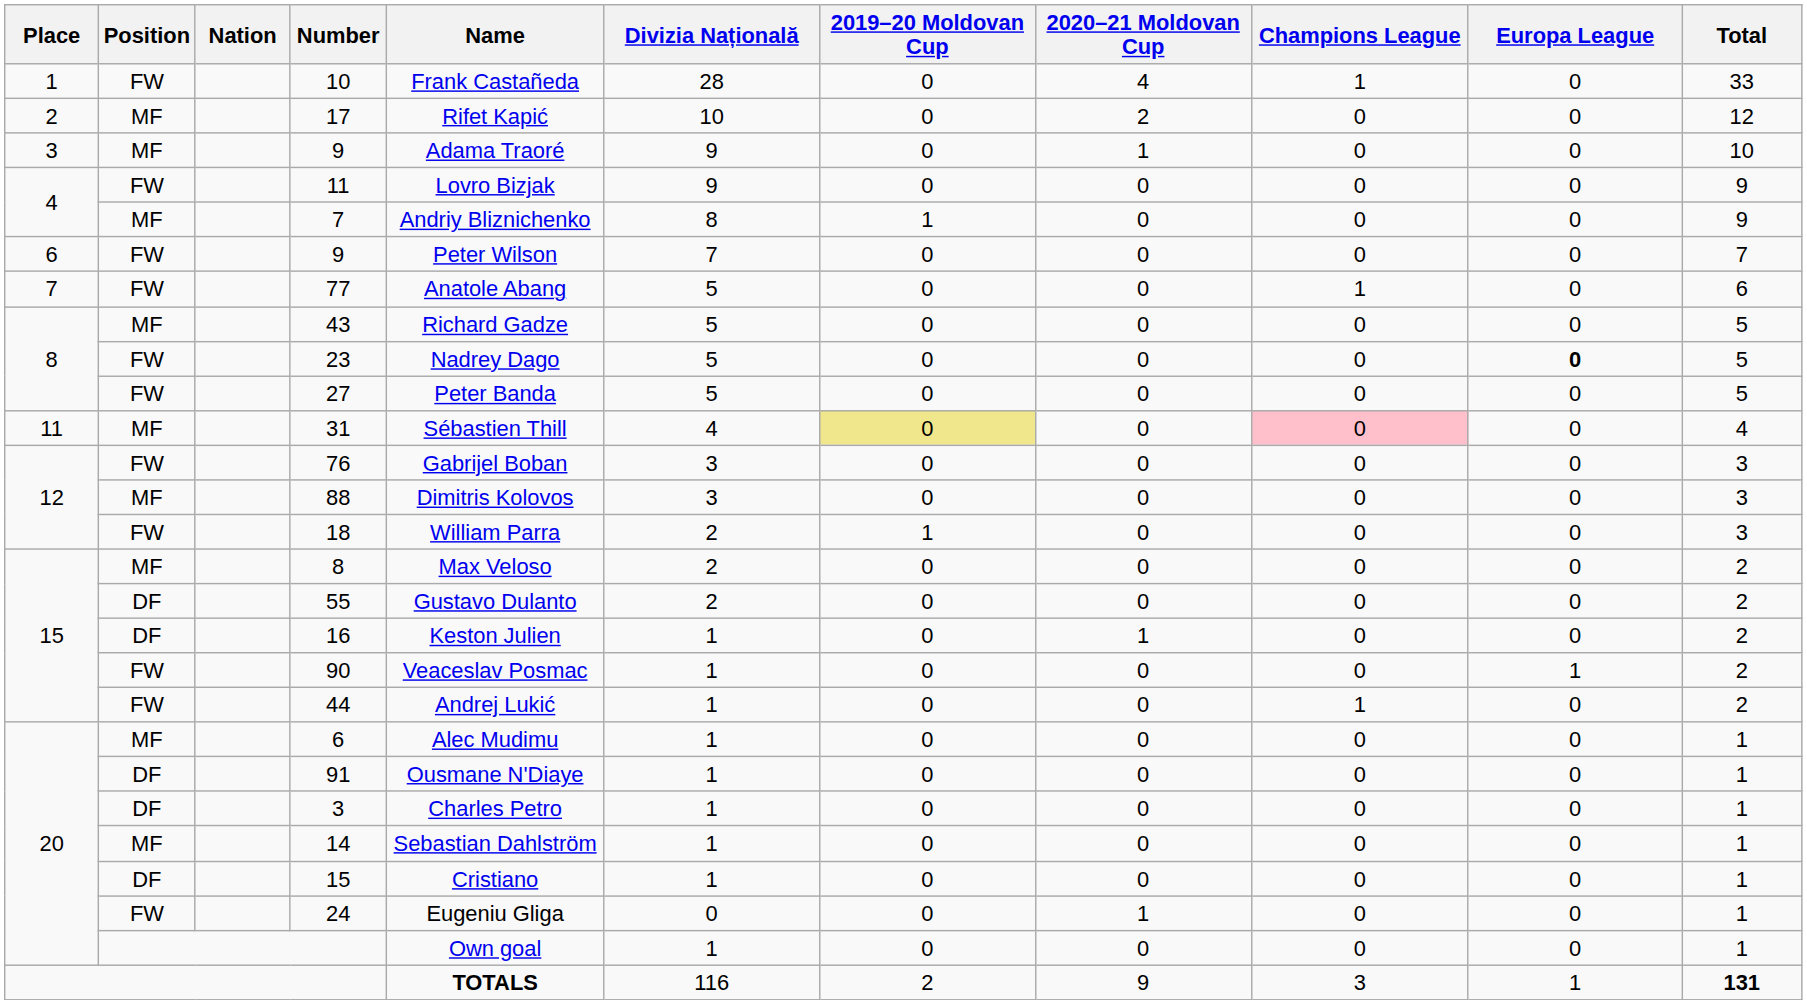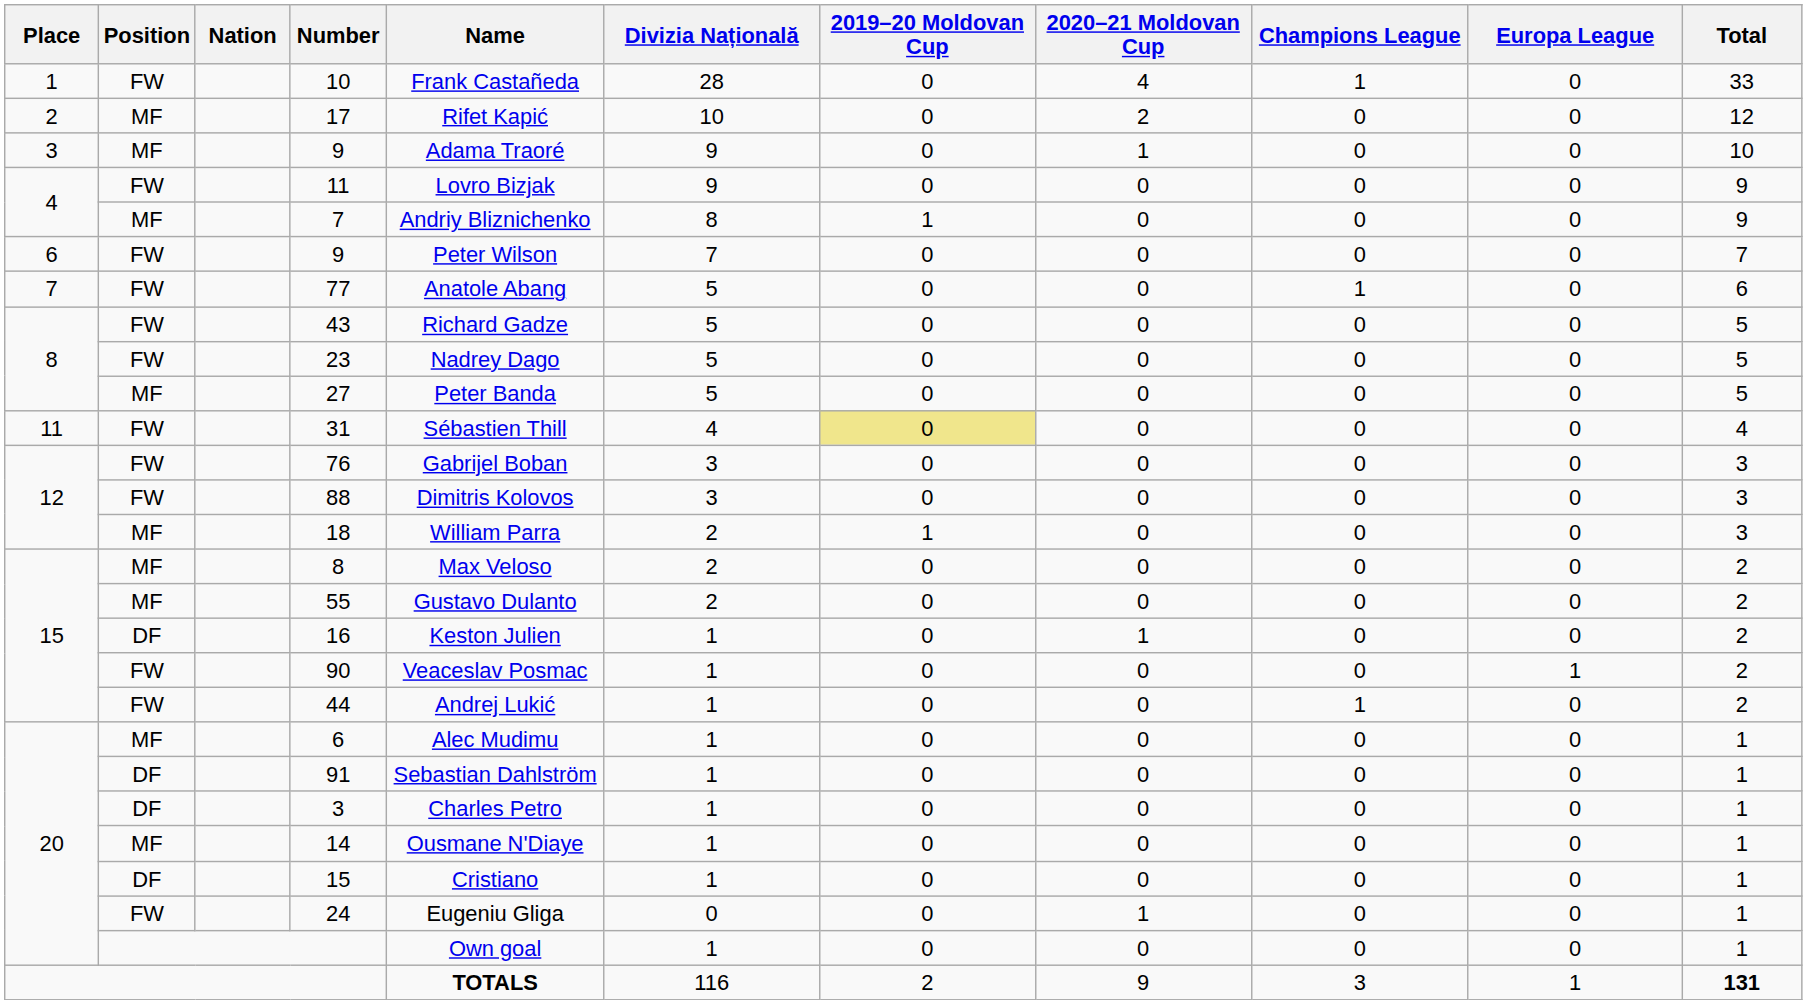(147, 324) MF -> (147, 324) FW
(1575, 359) bold -> (1575, 359) normal
(147, 393) FW -> (147, 393) MF
(147, 428) MF -> (147, 428) FW
(1360, 428) pink background -> (1360, 428) no background
(147, 497) MF -> (147, 497) FW
(147, 532) FW -> (147, 532) MF
(147, 601) DF -> (147, 601) MF
(495, 774) Ousmane N'Diaye -> (495, 774) Sebastian Dahlström
(495, 844) Sebastian Dahlström -> (495, 844) Ousmane N'Diaye
